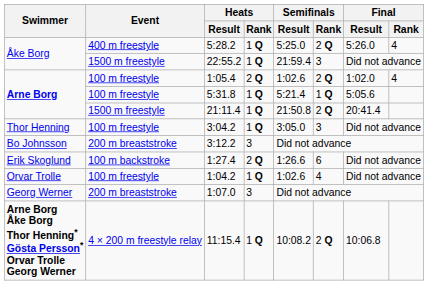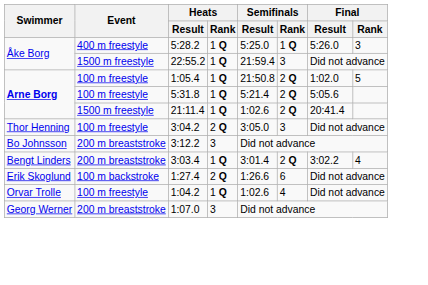(324, 46) 2 Q -> (288, 46) 1 Q
(394, 46) 4 -> (358, 46) 3
(255, 78) 2 Q -> (218, 78) 1 Q
(291, 78) 1:02.6 -> (258, 78) 21:50.8
(394, 78) 4 -> (358, 78) 5
(324, 95) 1 Q -> (288, 95) 2 Q
(294, 111) 21:50.8 -> (255, 111) 1:02.6
(255, 128) 1 Q -> (218, 128) 2 Q
+ row: (185, 160)
- row: (224, 241)
